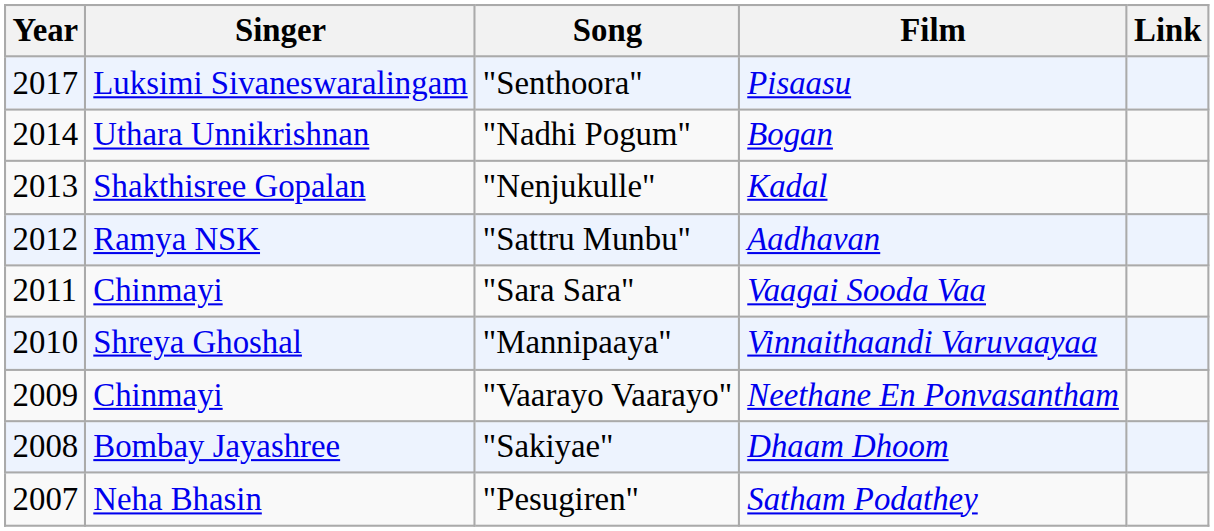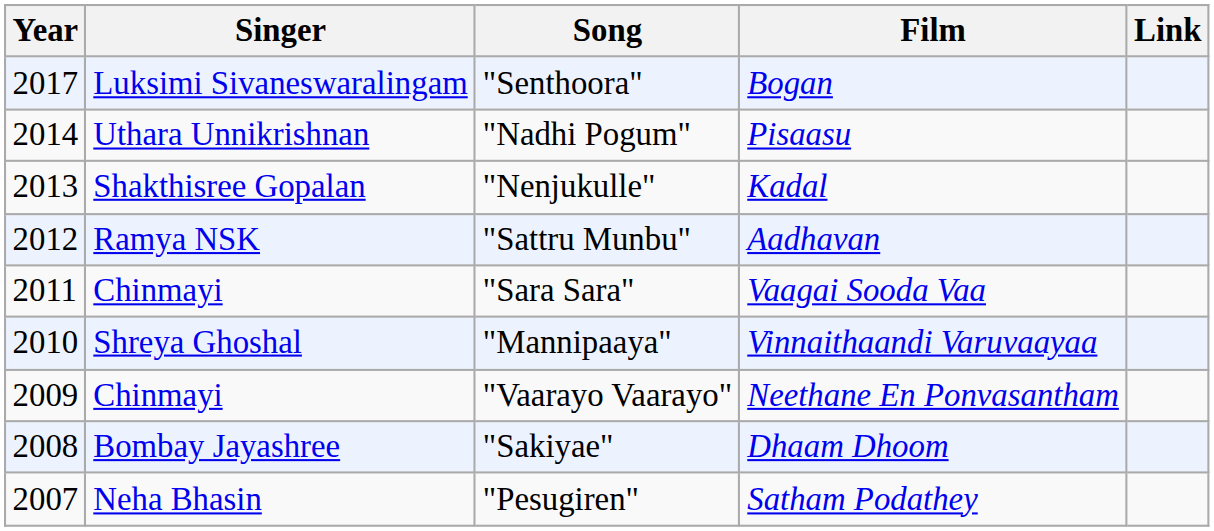(799, 82) Pisaasu -> (790, 82) Bogan
(790, 134) Bogan -> (799, 134) Pisaasu
